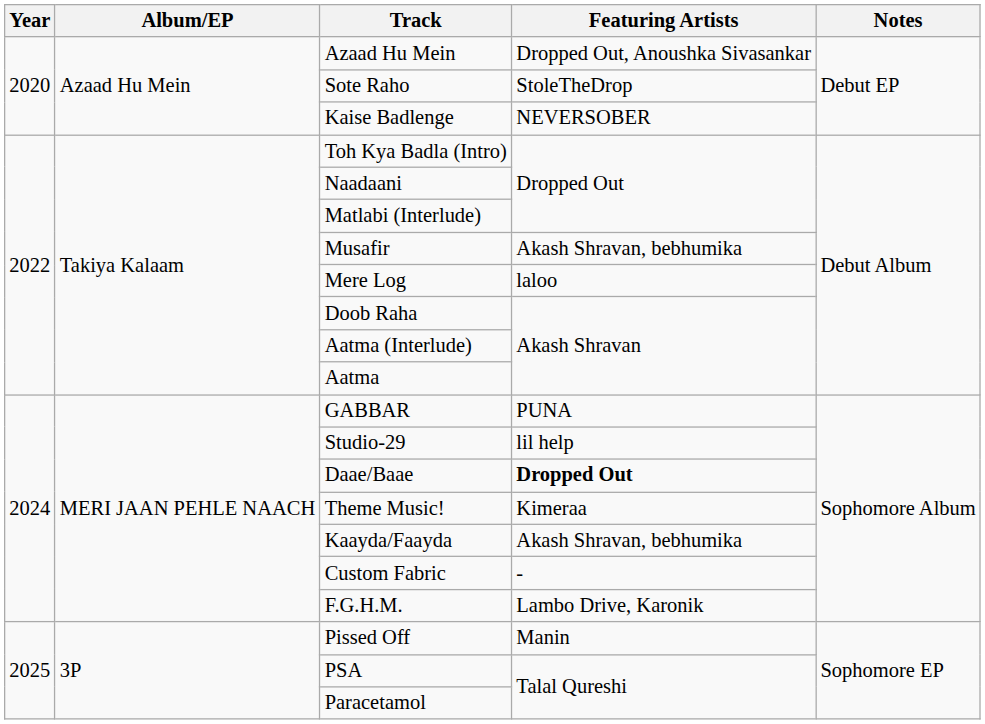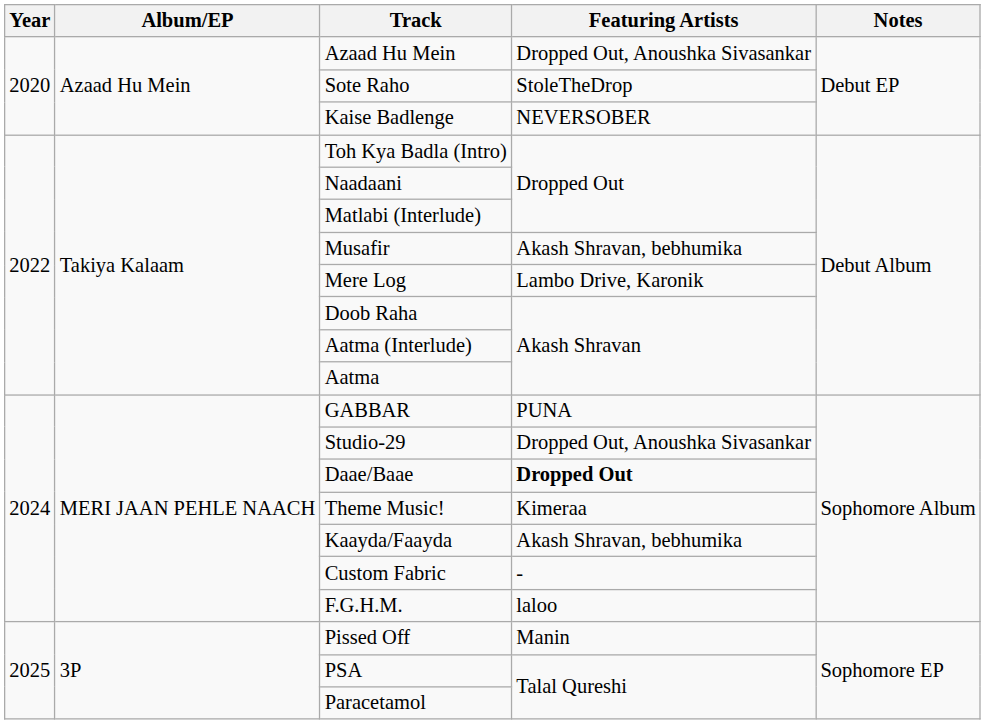(537, 280) laloo -> (610, 280) Lambo Drive, Karonik
(545, 442) lil help -> (664, 442) Dropped Out, Anoushka Sivasankar
(610, 605) Lambo Drive, Karonik -> (537, 605) laloo
